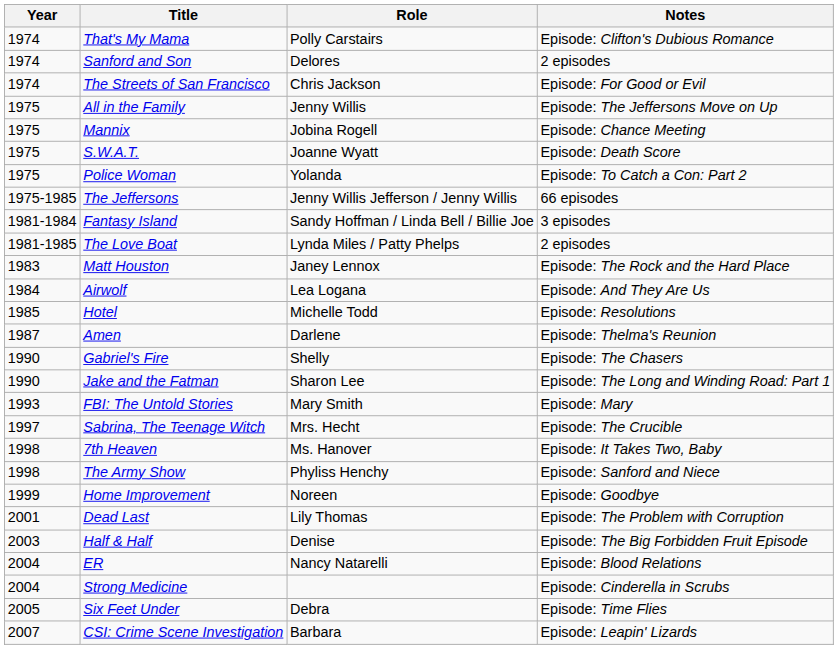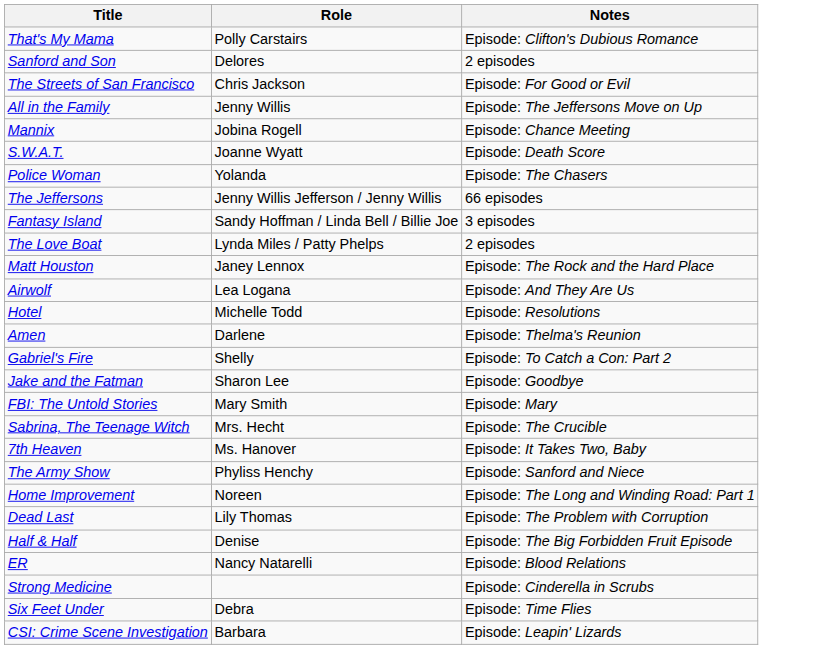- column: (42, 15)
(644, 175) Episode: To Catch a Con: Part 2 -> (536, 175) Episode: The Chasers
(612, 358) Episode: The Chasers -> (568, 358) Episode: To Catch a Con: Part 2
(685, 381) Episode: The Long and Winding Road: Part 1 -> (524, 381) Episode: Goodbye
(600, 495) Episode: Goodbye -> (610, 495) Episode: The Long and Winding Road: Part 1
